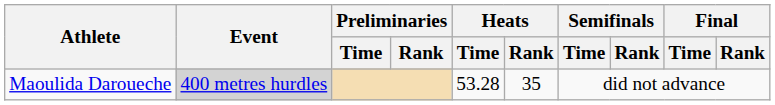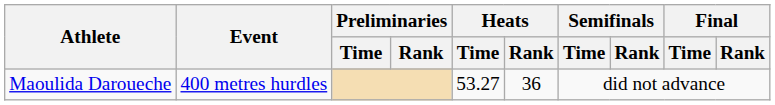(254, 84) lightgrey background -> (254, 84) no background
(478, 84) 53.28 -> (478, 84) 53.27
(531, 84) 35 -> (531, 84) 36
